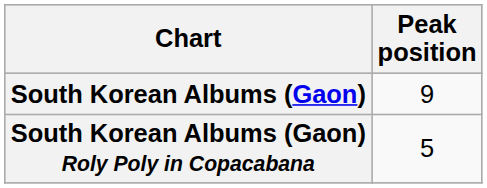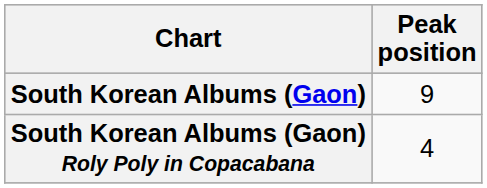(427, 148) 5 -> (427, 148) 4
